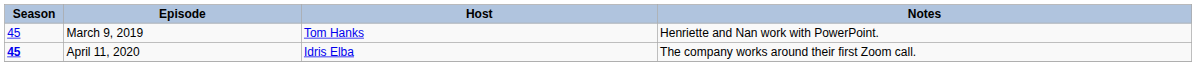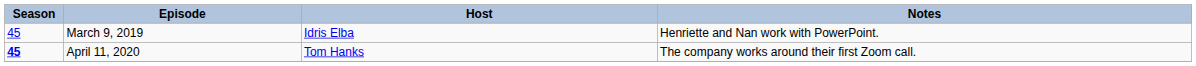(334, 33) Tom Hanks -> (329, 33) Idris Elba
(329, 52) Idris Elba -> (334, 52) Tom Hanks
